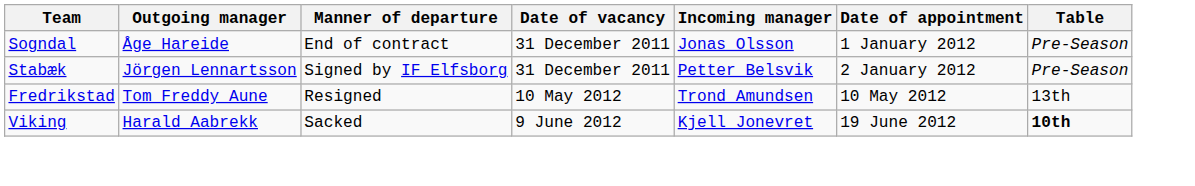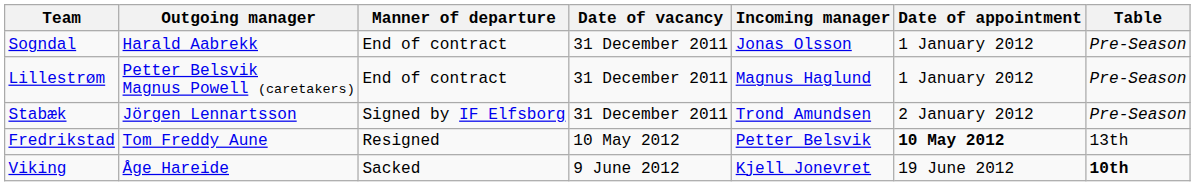(176, 44) Åge Hareide -> (190, 44) Harald Aabrekk
+ row: (57, 80)
(745, 70) Petter Belsvik -> (803, 115) Trond Amundsen
(745, 97) Trond Amundsen -> (803, 141) Petter Belsvik
(893, 97) normal -> (951, 141) bold
(190, 123) Harald Aabrekk -> (176, 168) Åge Hareide
